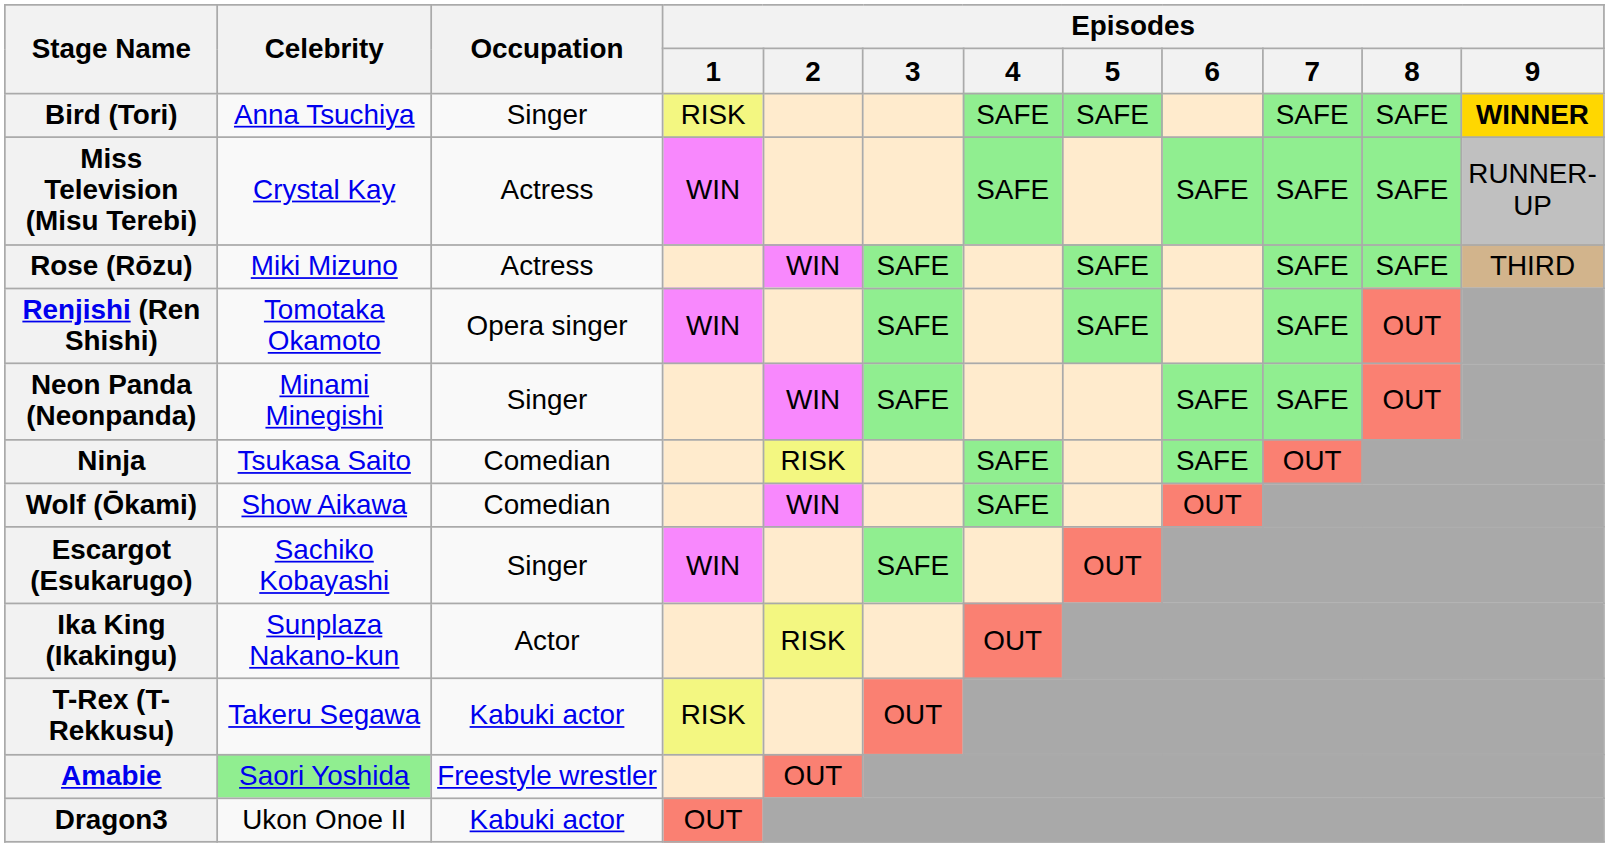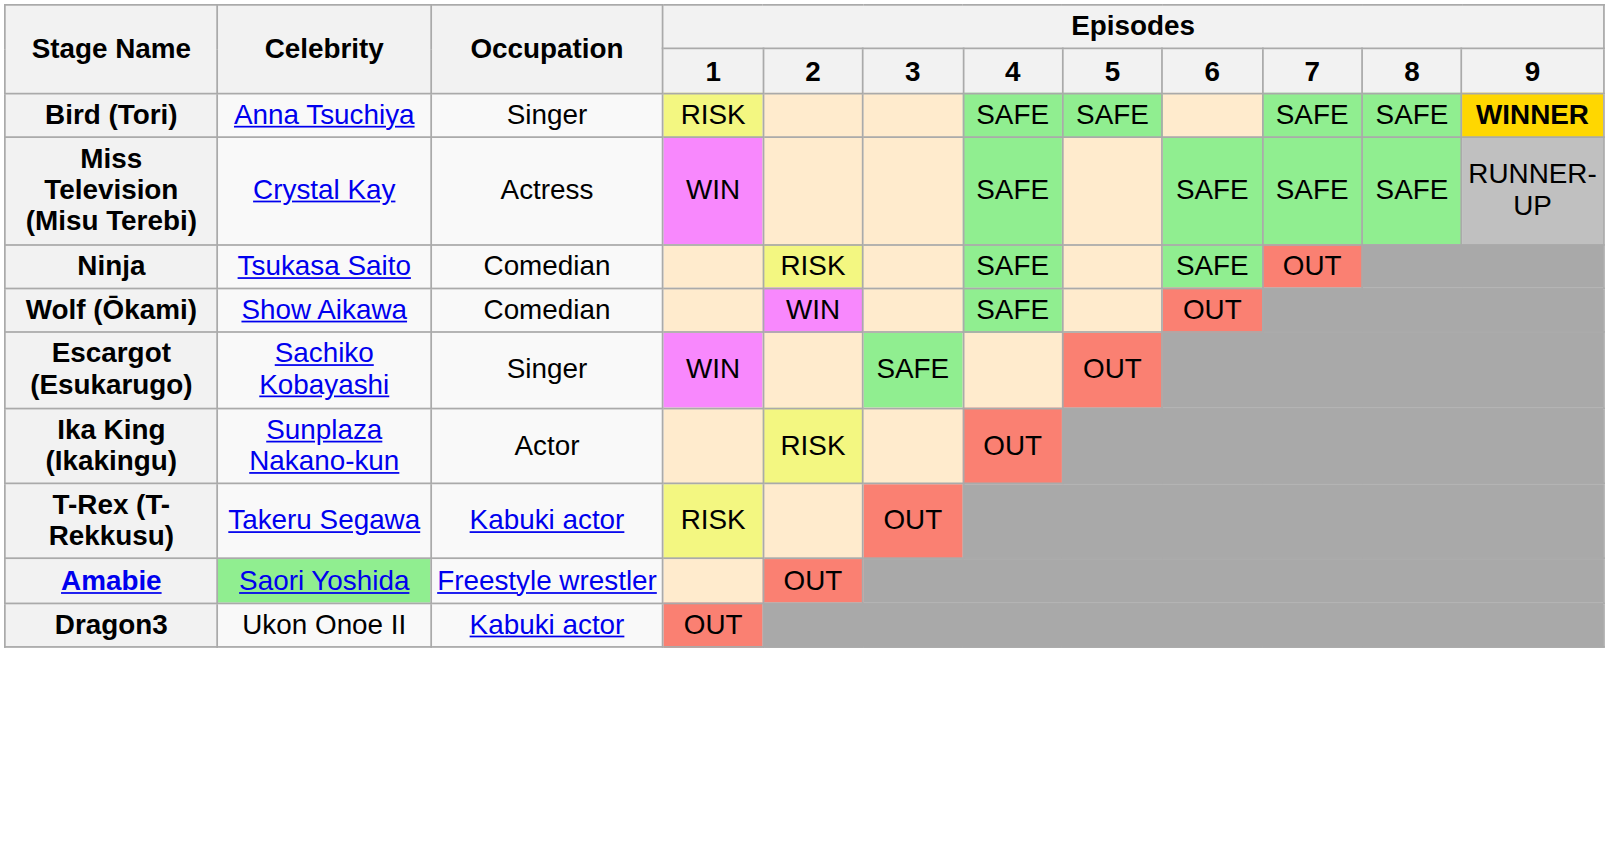- row: (111, 265)
- row: (111, 325)
- row: (111, 401)
